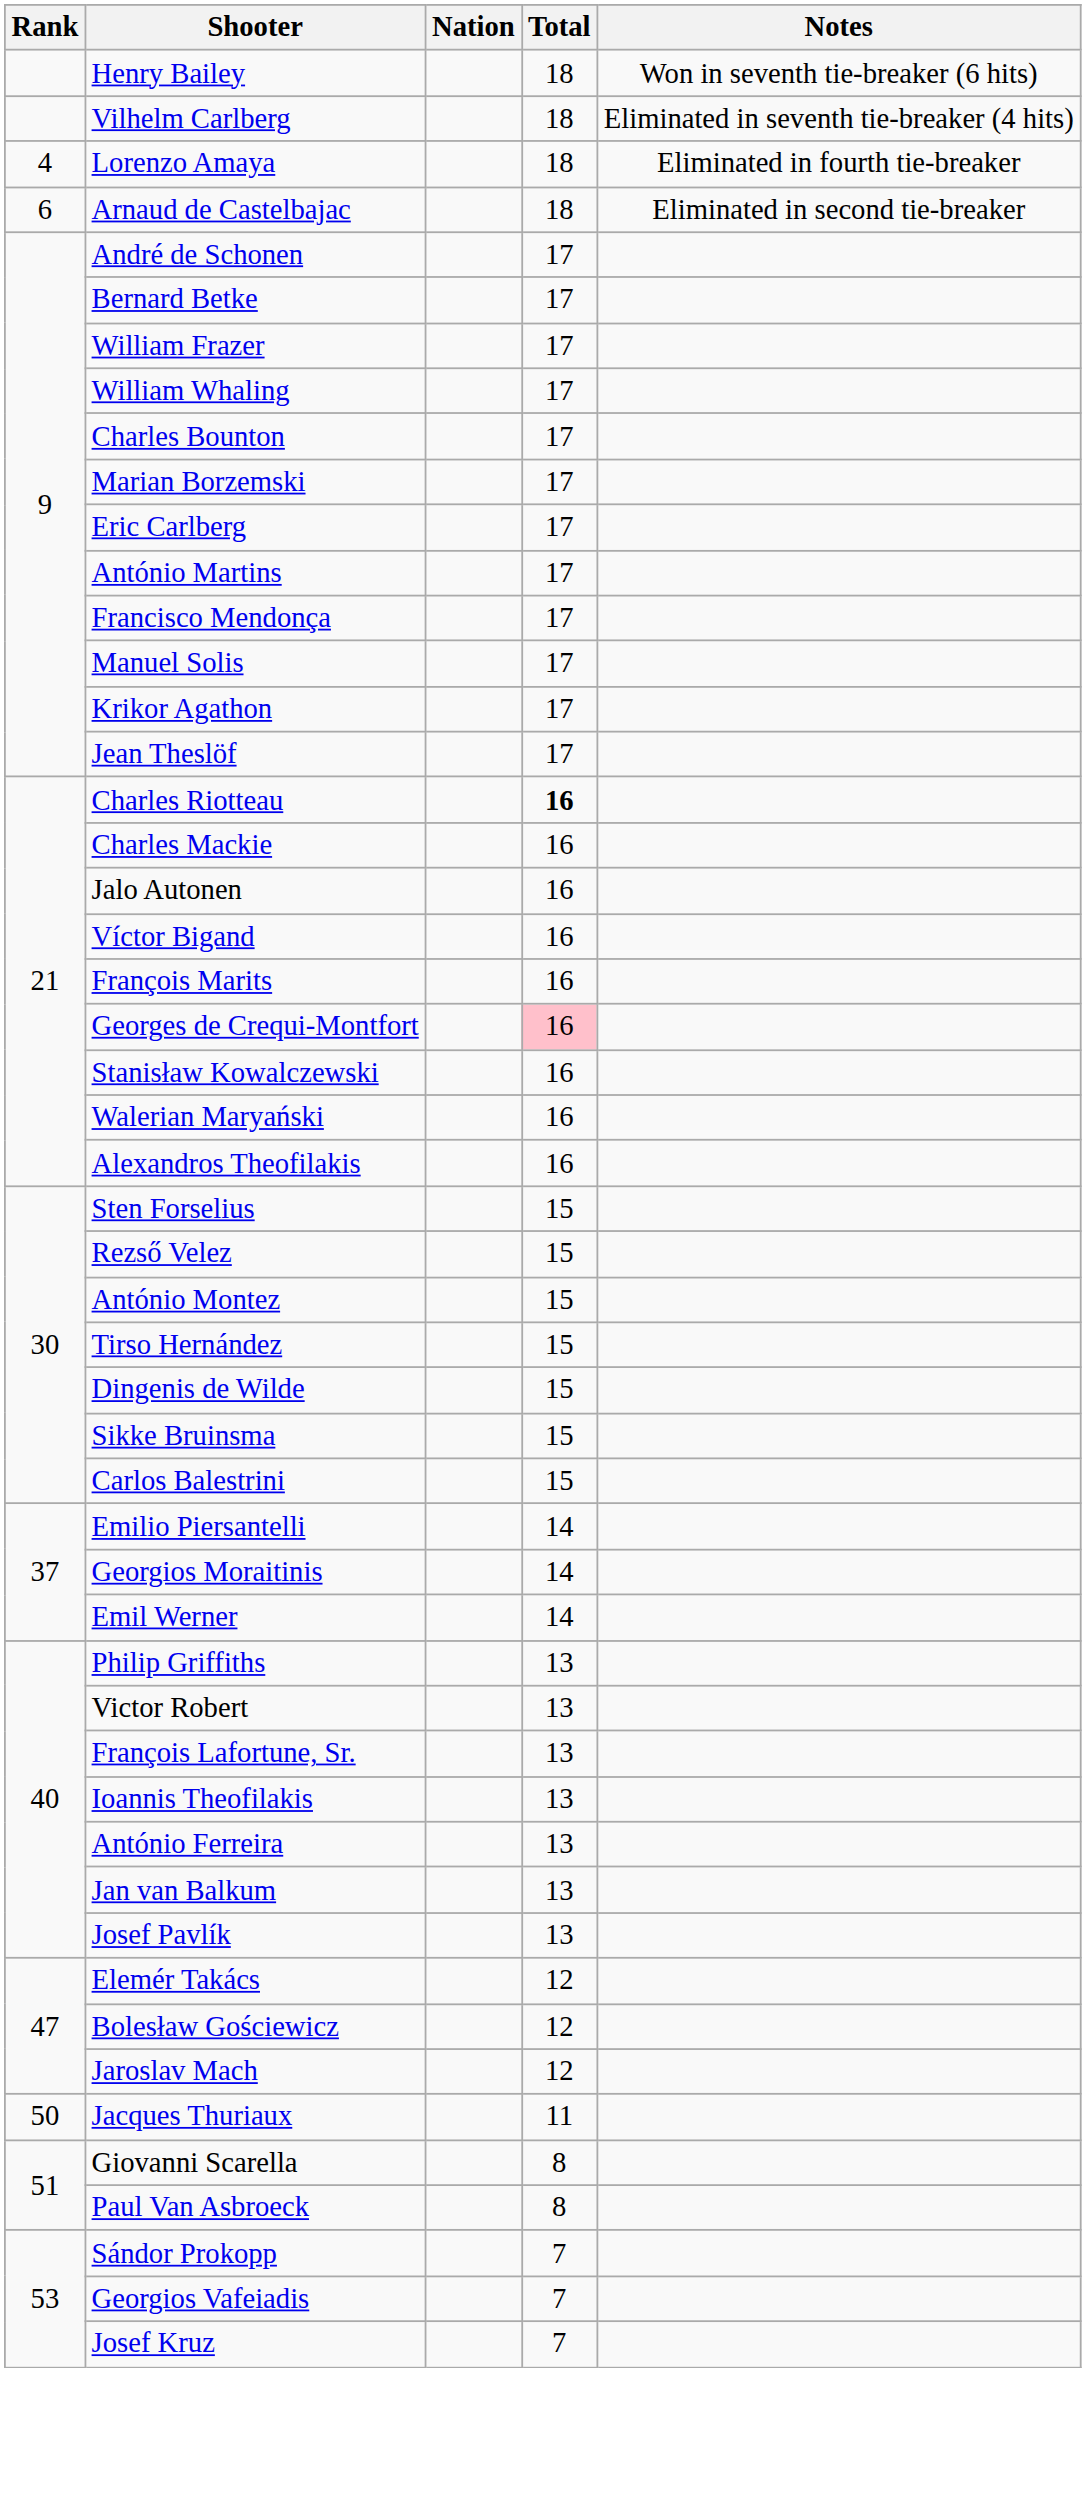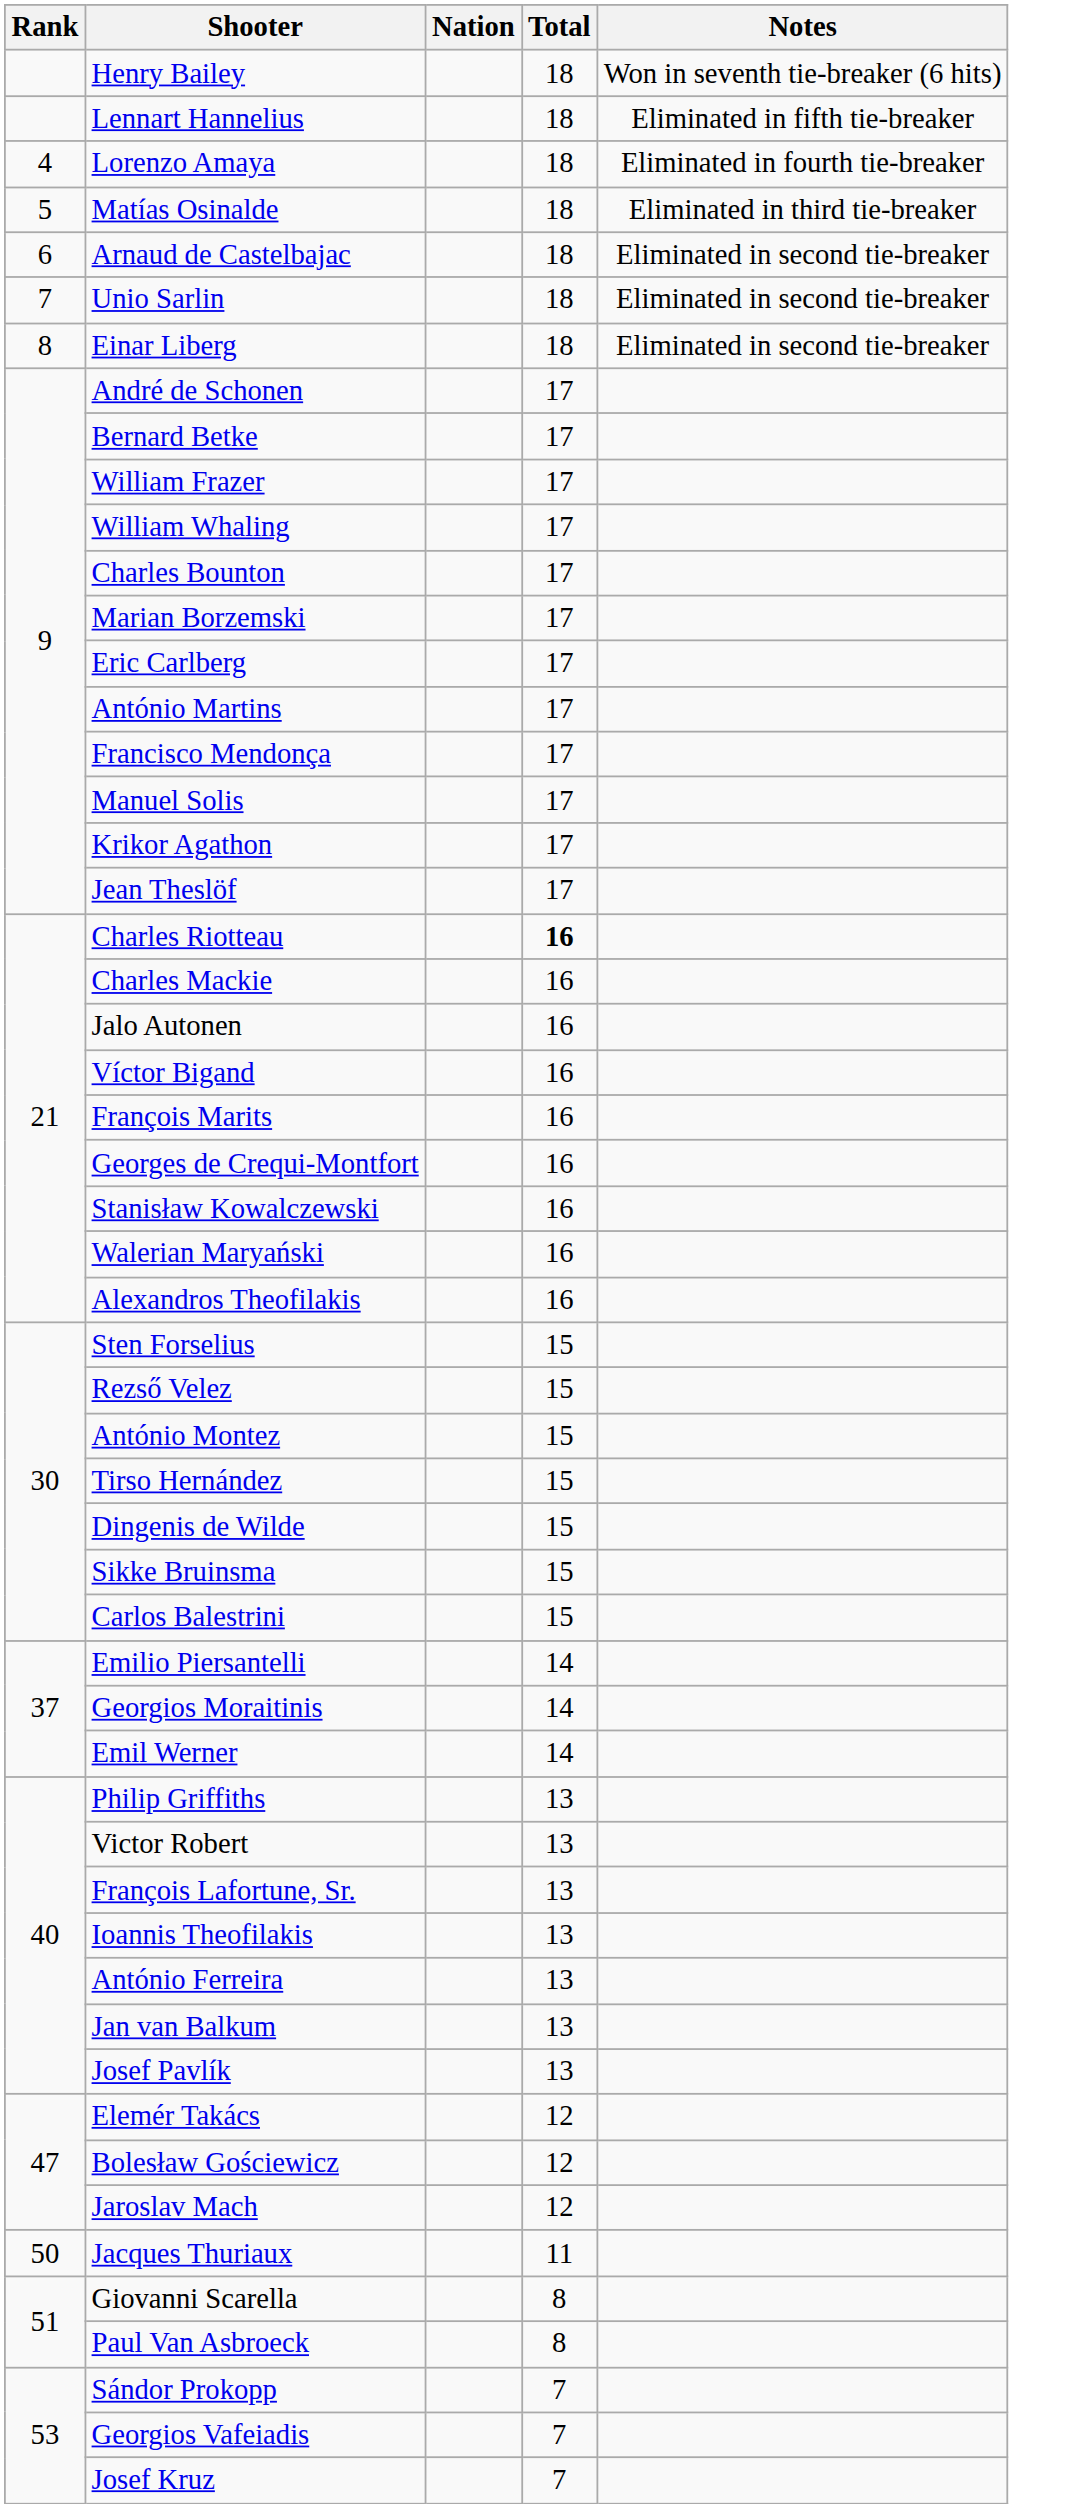- row: (191, 118)
+ row: (198, 118)
+ row: (185, 208)
+ row: (158, 299)
+ row: (164, 345)
(559, 1026) pink background -> (559, 1162) no background
